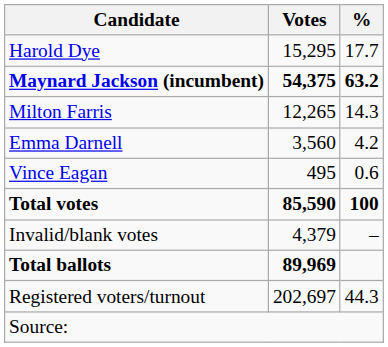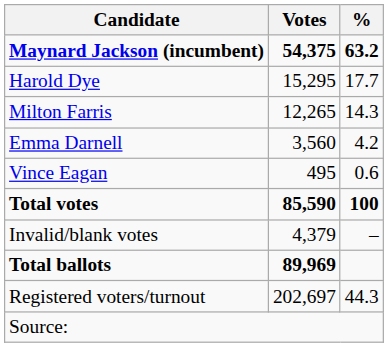rows swapped: (137, 81) <-> (54, 50)
